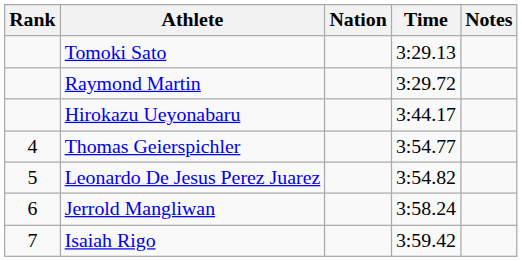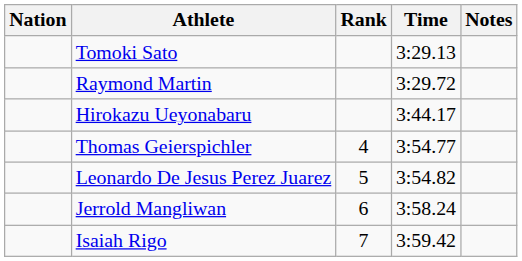columns swapped: (32, 20) <-> (358, 20)
